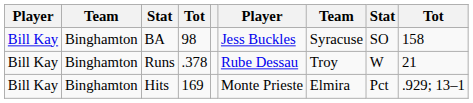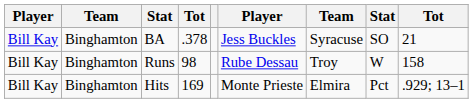(189, 39) 98 -> (194, 39) .378
(413, 39) 158 -> (409, 39) 21
(194, 62) .378 -> (189, 62) 98
(409, 62) 21 -> (413, 62) 158
